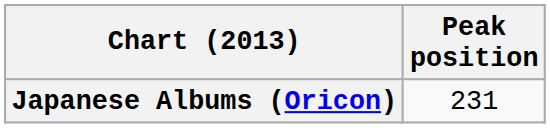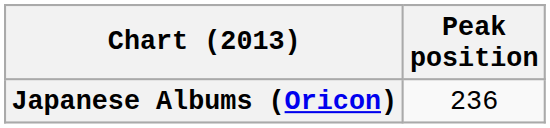(474, 101) 231 -> (474, 101) 236
